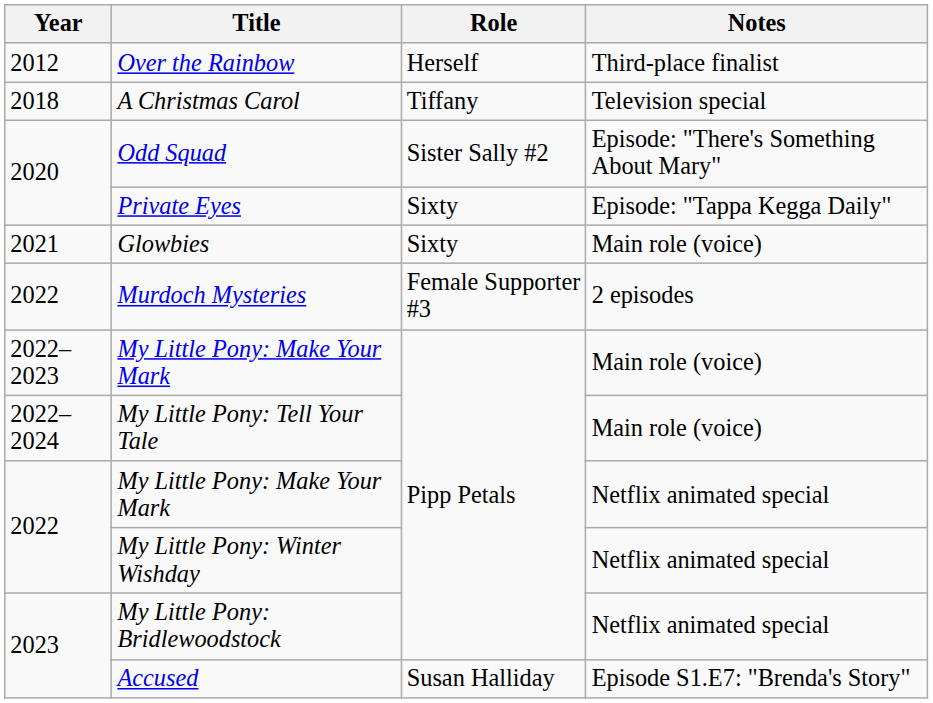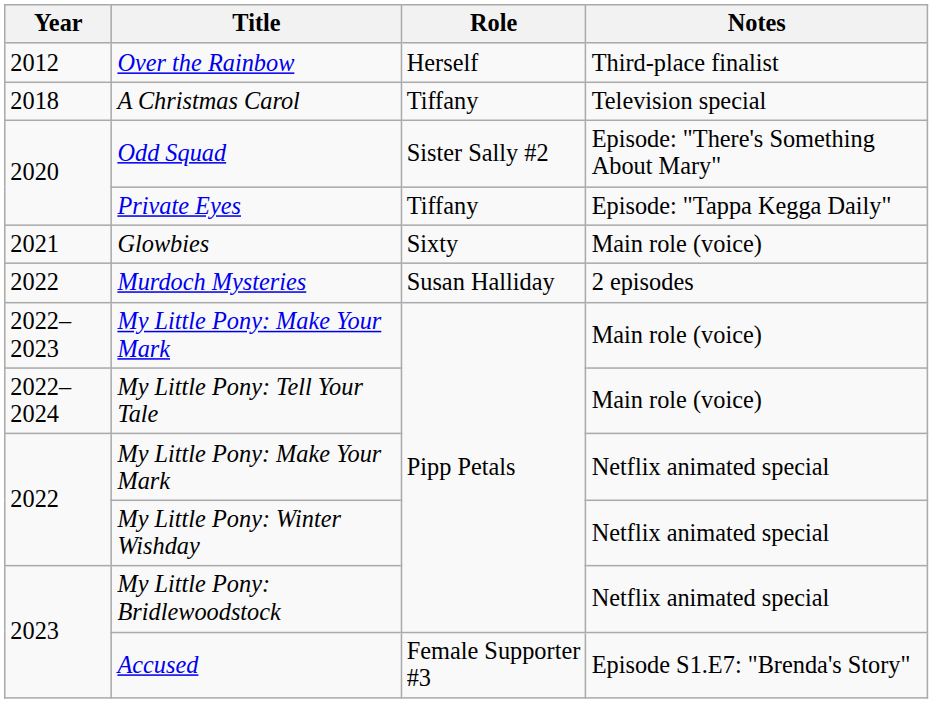(432, 205) Sixty -> (443, 205) Tiffany
(493, 296) Female Supporter #3 -> (481, 282) Susan Halliday
(481, 678) Susan Halliday -> (493, 664) Female Supporter #3
